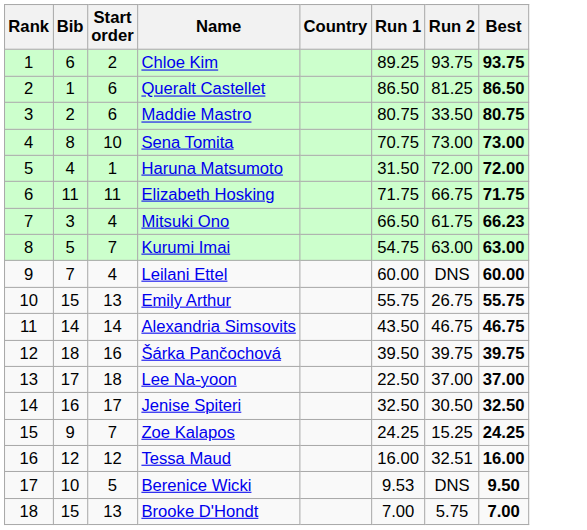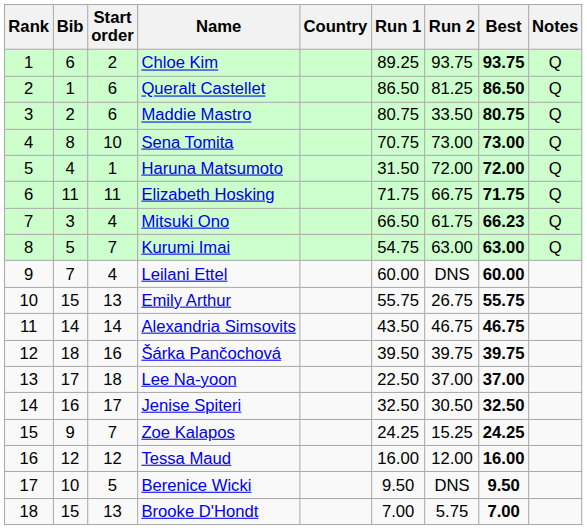+ column: (555, 27)
(452, 458) 32.51 -> (452, 458) 12.00
(398, 485) 9.53 -> (398, 485) 9.50
